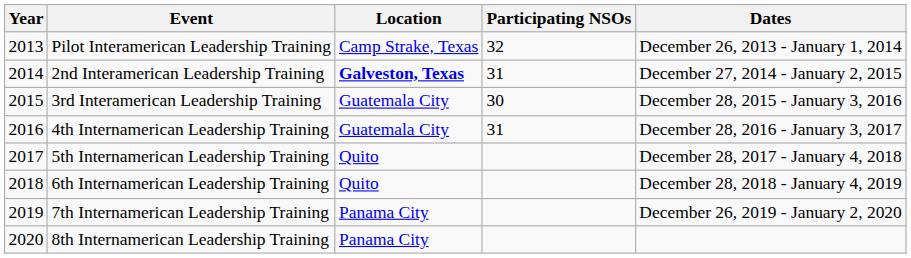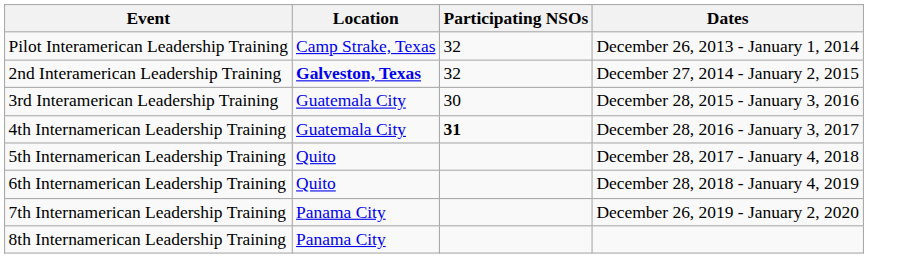- column: (26, 18)
(495, 73) 31 -> (452, 73) 32
(495, 128) normal -> (452, 128) bold
